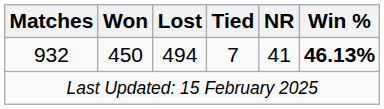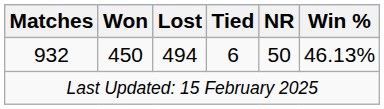(233, 54) 7 -> (233, 54) 6
(279, 54) 41 -> (279, 54) 50
(339, 54) bold -> (339, 54) normal
